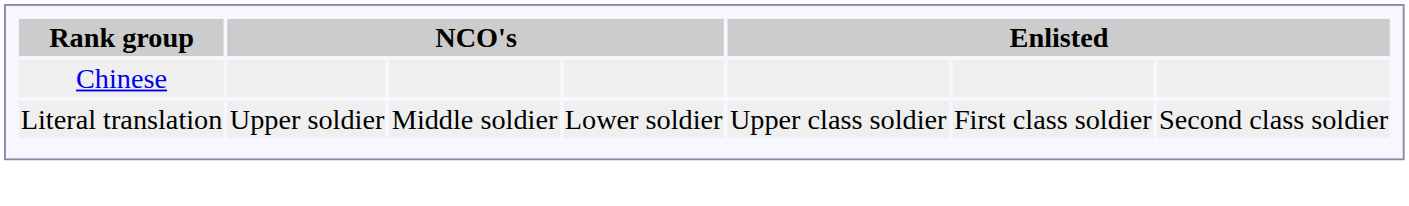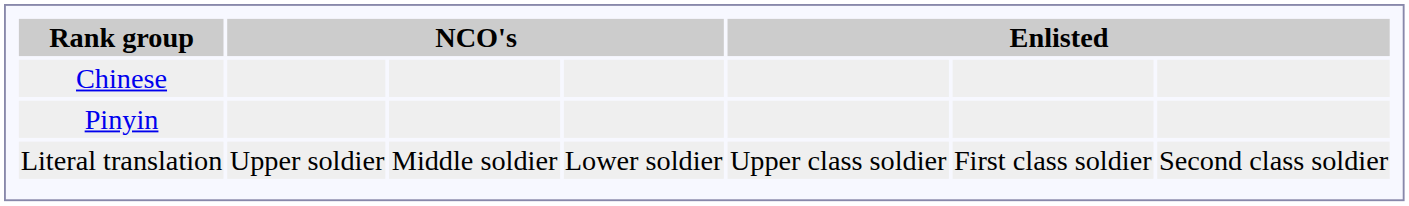+ row: (122, 118)
